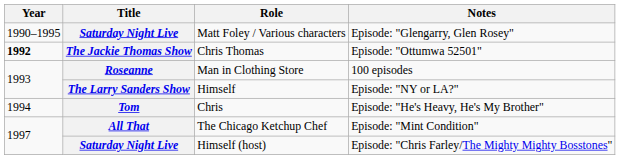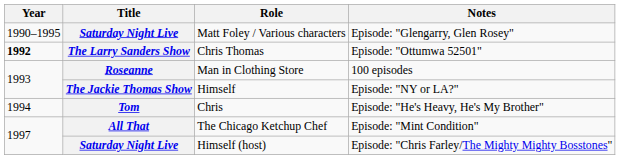(129, 51) The Jackie Thomas Show -> (129, 51) The Larry Sanders Show
(129, 88) The Larry Sanders Show -> (129, 88) The Jackie Thomas Show
